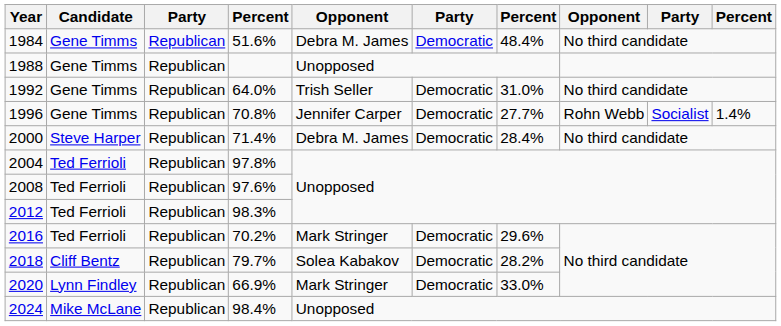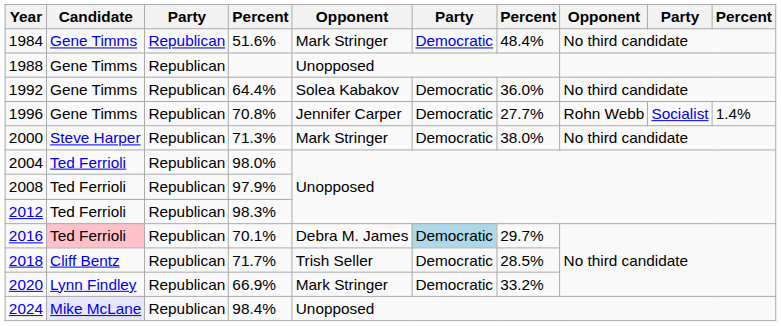(352, 41) Debra M. James -> (342, 41) Mark Stringer
(254, 90) 64.0% -> (254, 90) 64.4%
(334, 90) Trish Seller -> (347, 90) Solea Kabakov
(522, 90) 31.0% -> (522, 90) 36.0%
(254, 138) 71.4% -> (254, 138) 71.3%
(352, 138) Debra M. James -> (342, 138) Mark Stringer
(522, 138) 28.4% -> (522, 138) 38.0%
(254, 162) 97.8% -> (254, 162) 98.0%
(254, 187) 97.6% -> (254, 187) 97.9%
(88, 235) no background -> (88, 235) pink background
(254, 235) 70.2% -> (254, 235) 70.1%
(342, 235) Mark Stringer -> (352, 235) Debra M. James
(454, 235) no background -> (454, 235) lightblue background
(522, 235) 29.6% -> (522, 235) 29.7%
(254, 260) 79.7% -> (254, 260) 71.7%
(347, 260) Solea Kabakov -> (334, 260) Trish Seller
(522, 260) 28.2% -> (522, 260) 28.5%
(522, 284) 33.0% -> (522, 284) 33.2%
(96, 308) no background -> (96, 308) lavender background
